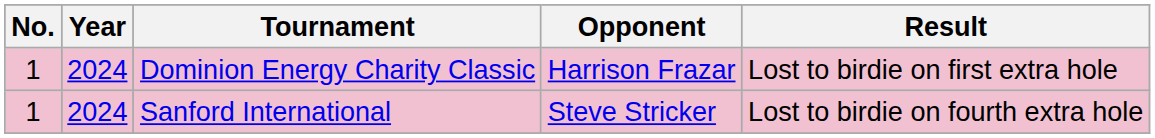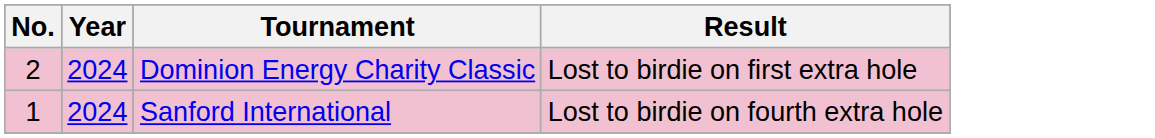- column: (642, 26)
(33, 69) 1 -> (33, 69) 2
